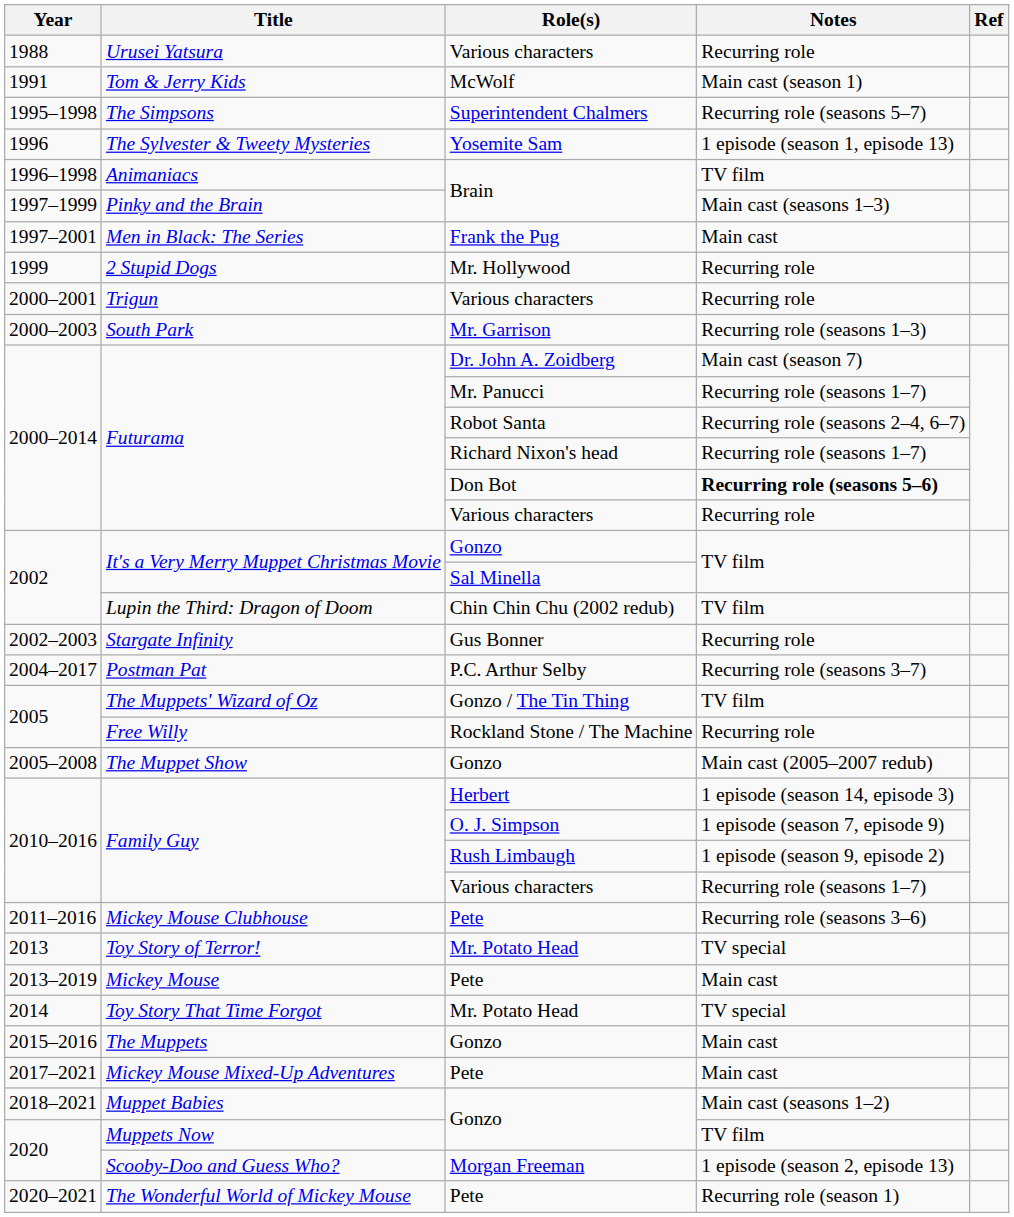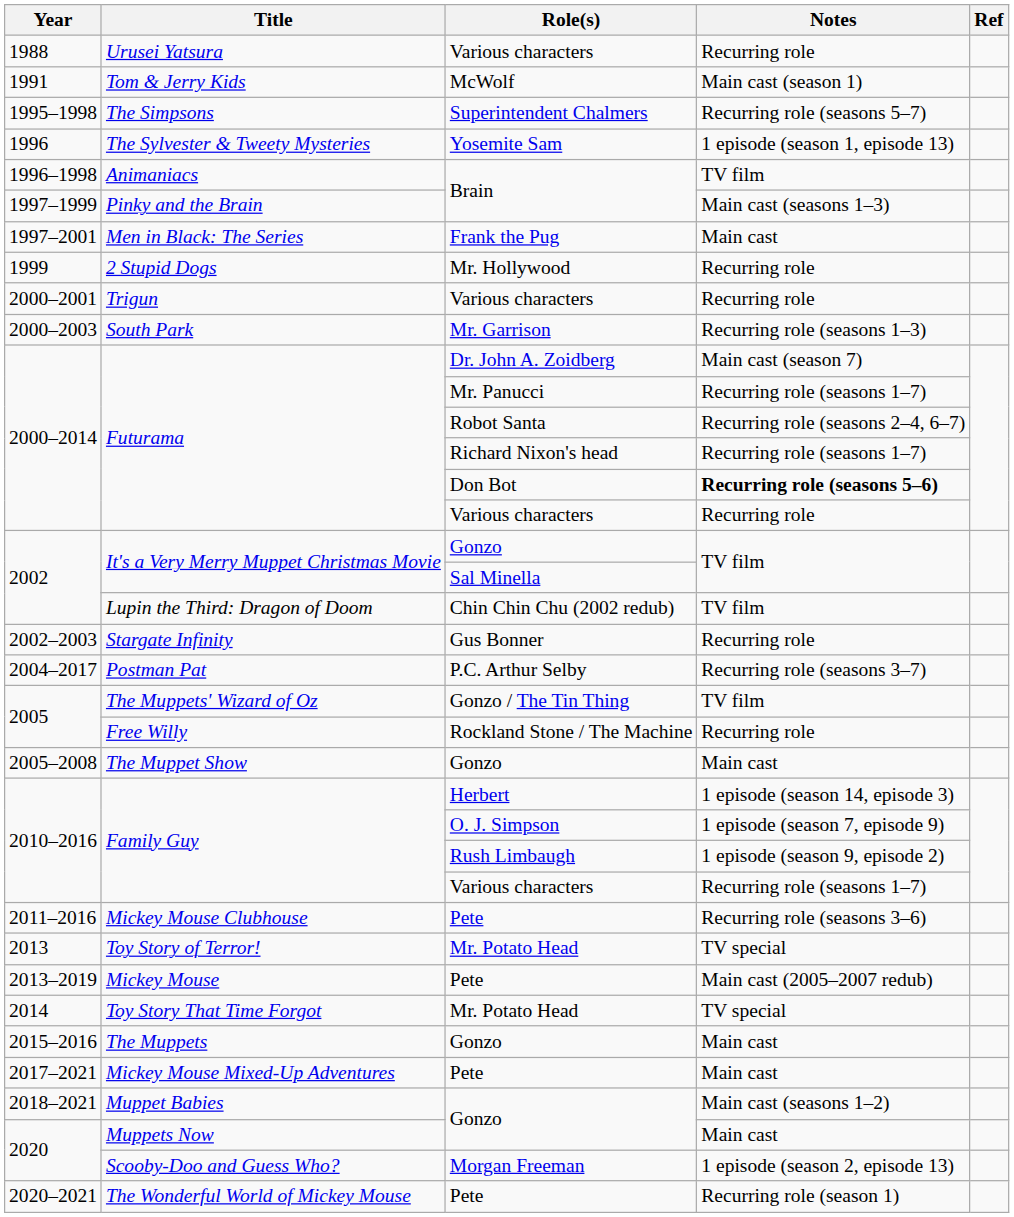(817, 762) Main cast (2005–2007 redub) -> (740, 762) Main cast
(740, 979) Main cast -> (817, 979) Main cast (2005–2007 redub)
(733, 1134) TV film -> (740, 1134) Main cast
